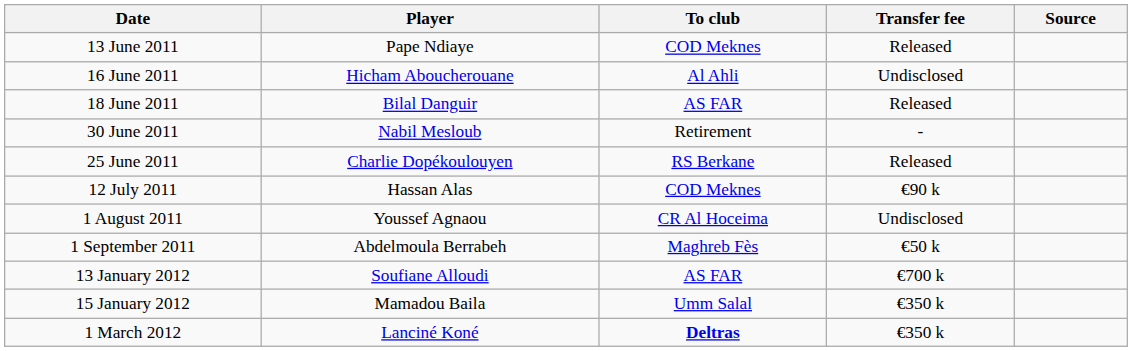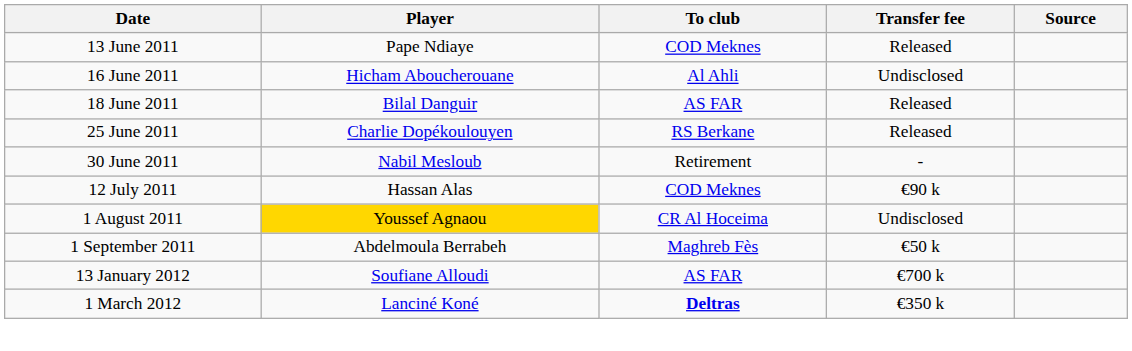rows swapped: (133, 160) <-> (133, 132)
(430, 217) no background -> (430, 217) gold background
- row: (133, 303)
